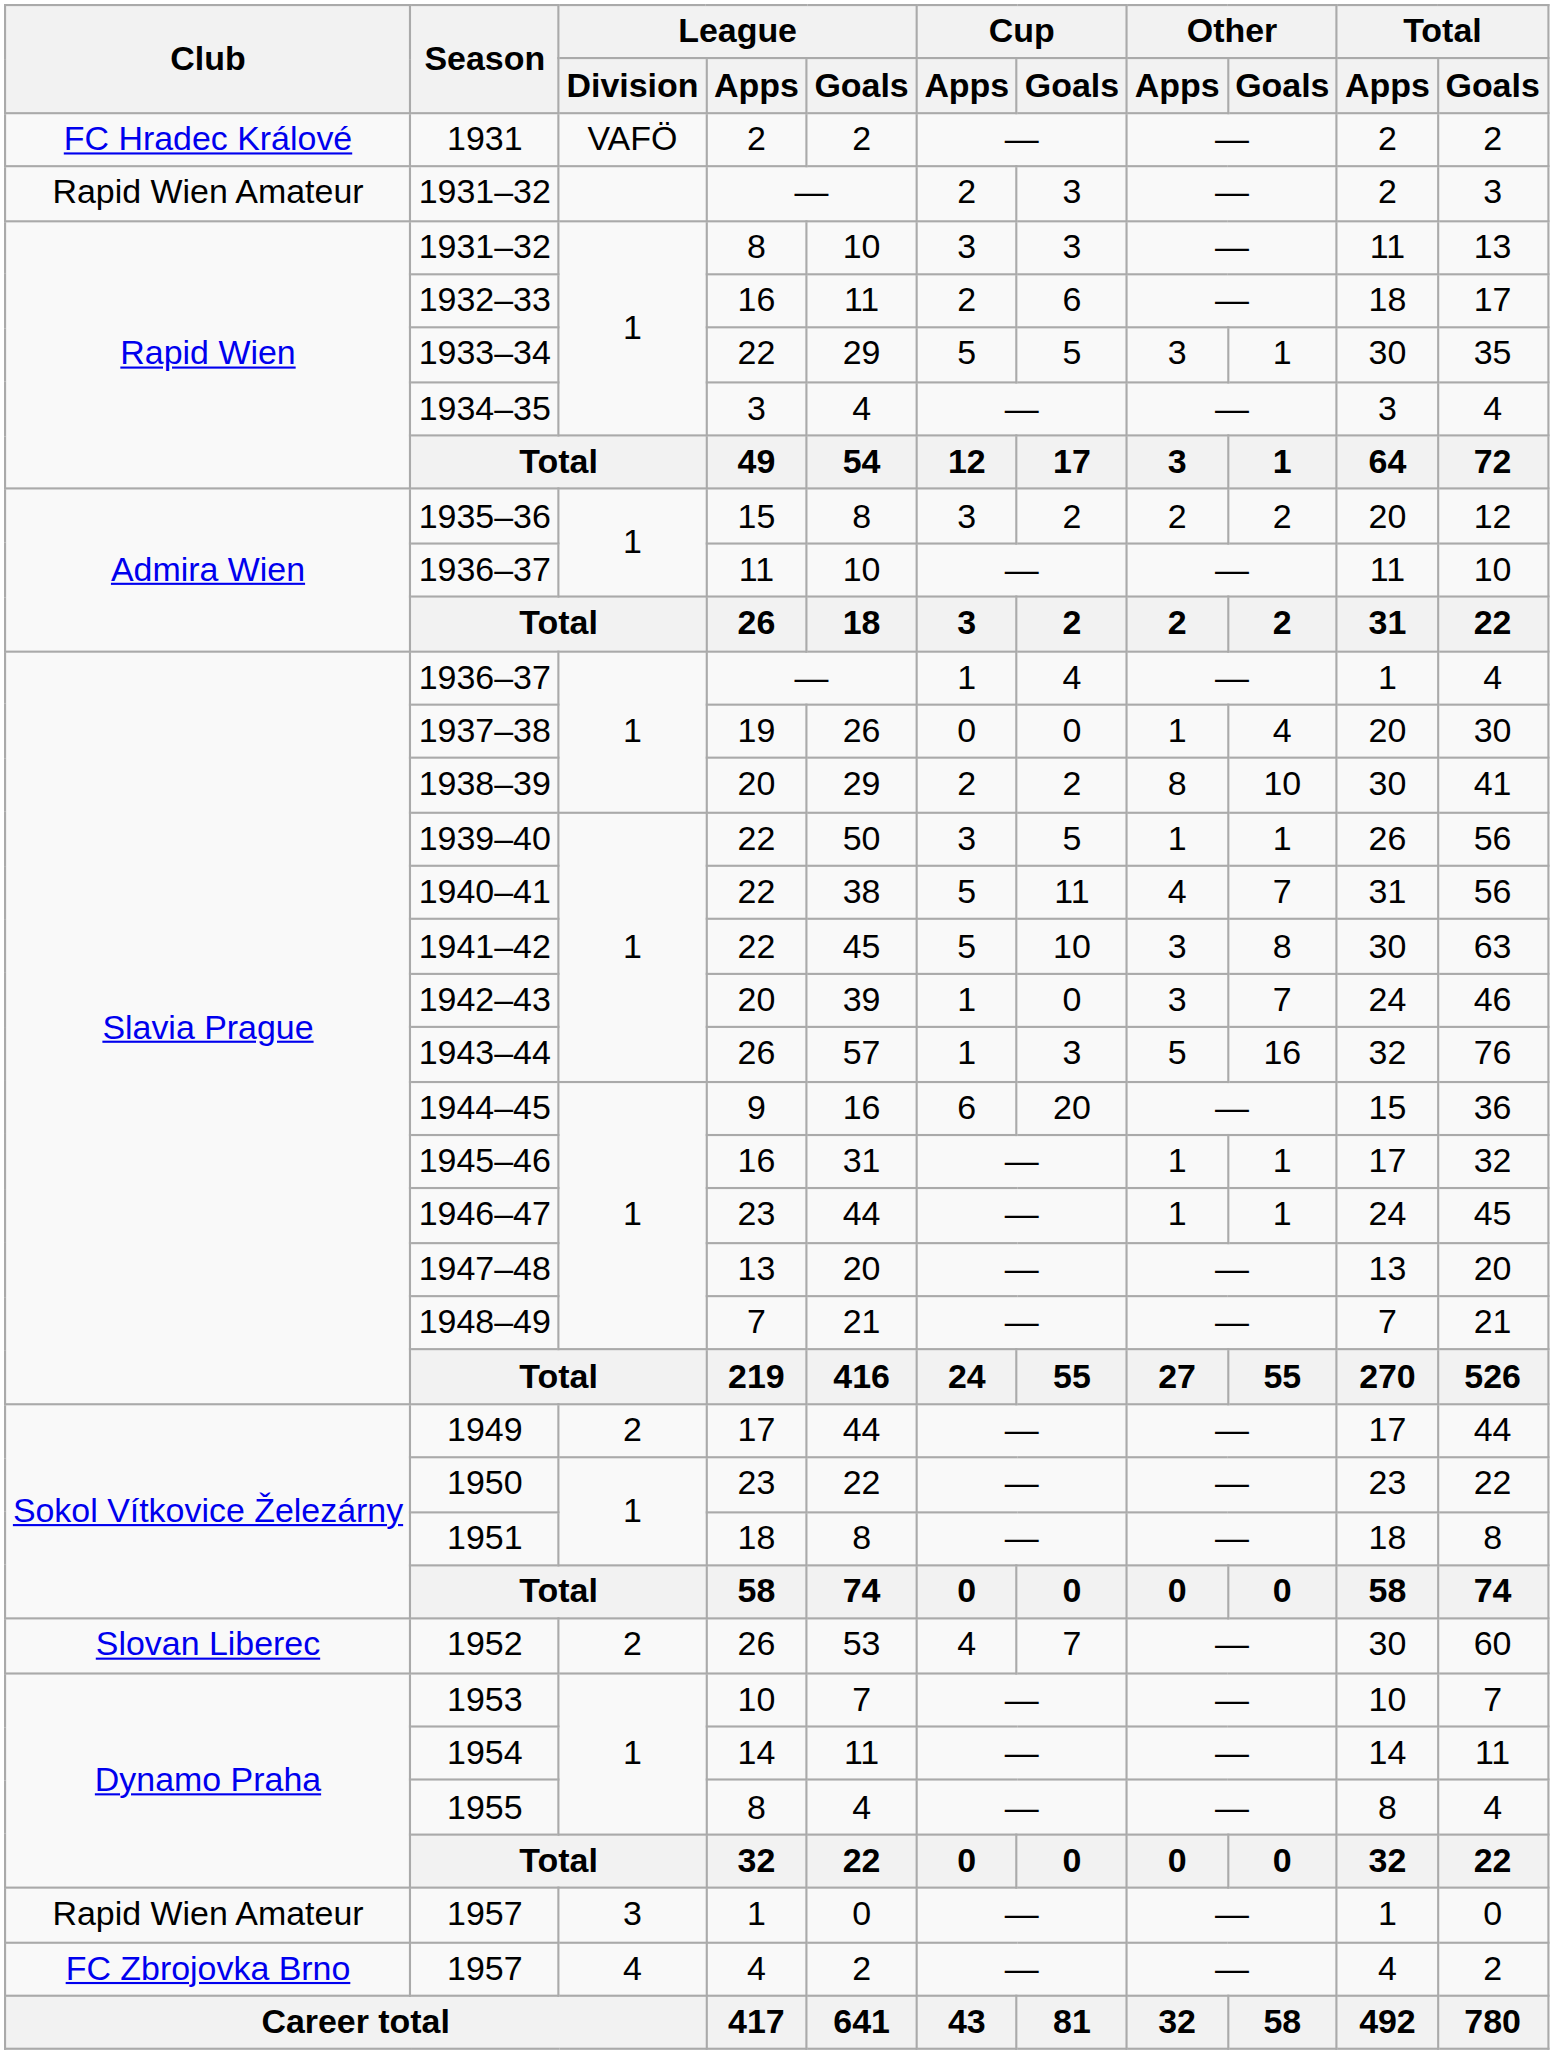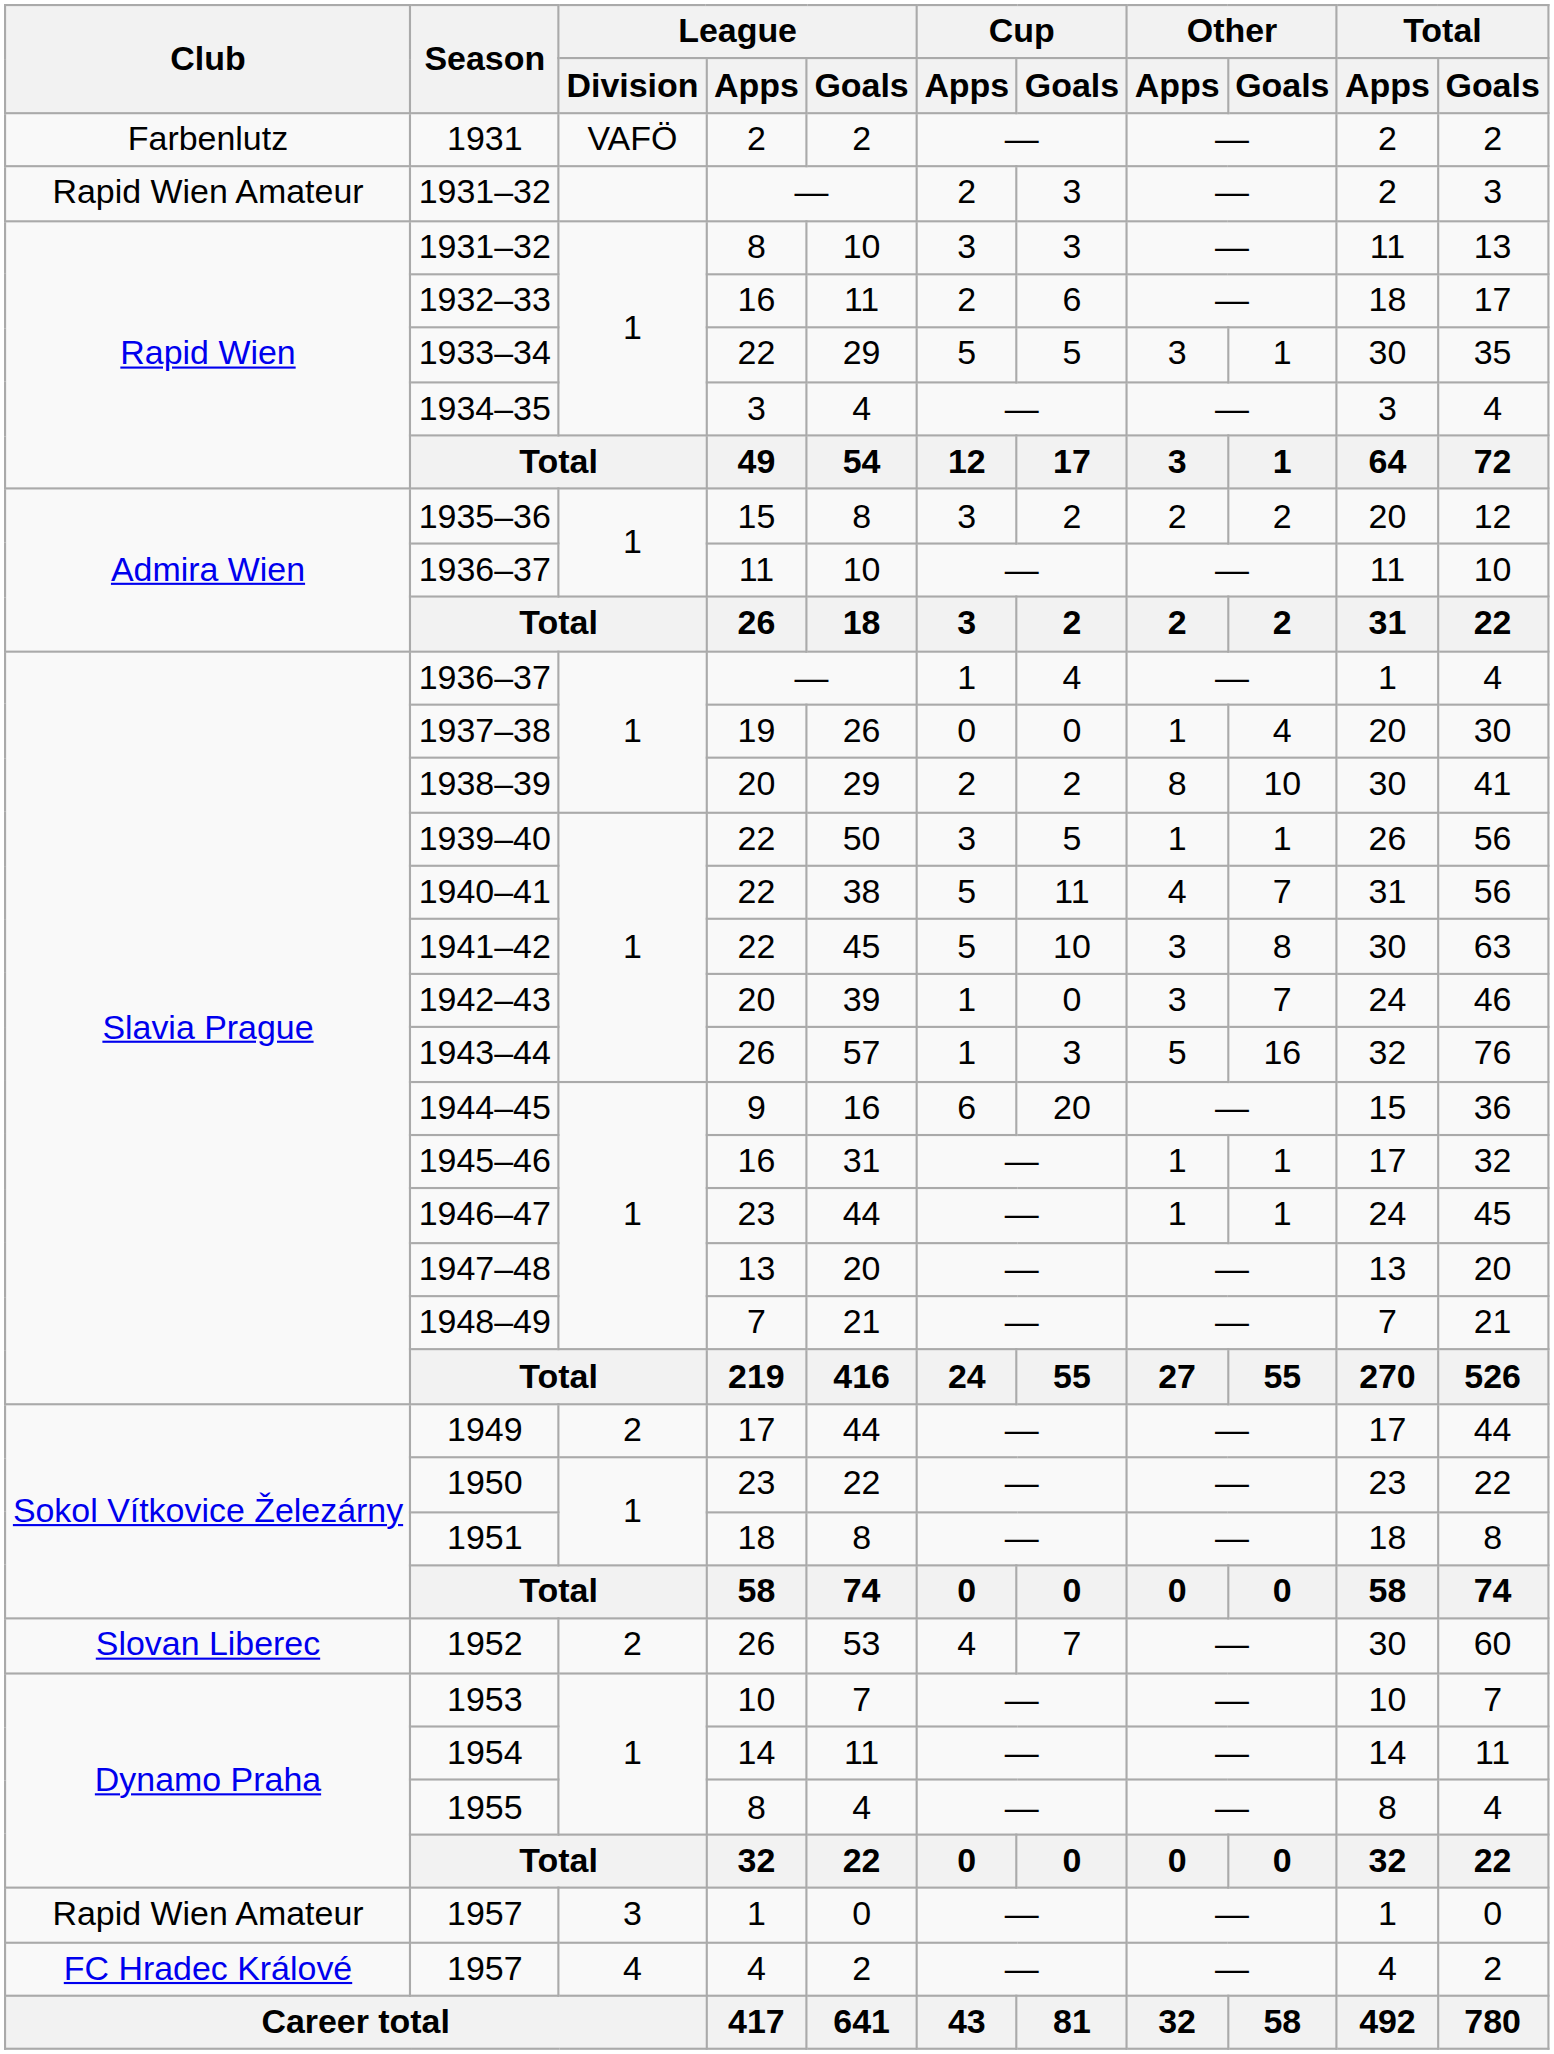(208, 138) FC Hradec Králové -> (208, 138) Farbenlutz
(208, 1968) FC Zbrojovka Brno -> (208, 1968) FC Hradec Králové
